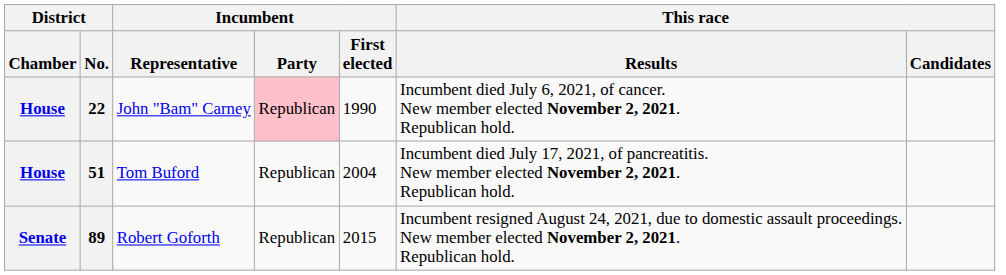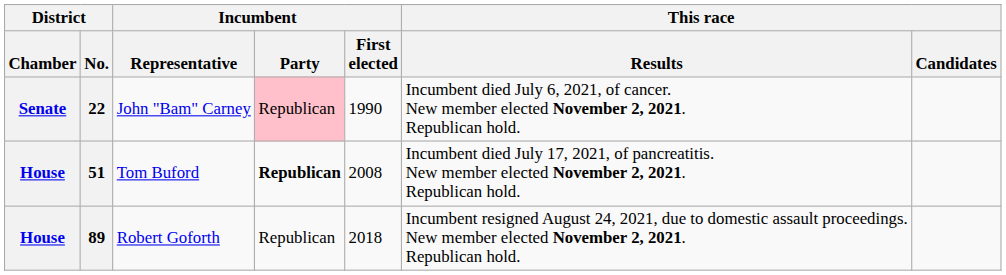(42, 108) House -> (42, 108) Senate
(297, 173) normal -> (300, 173) bold
(360, 173) 2004 -> (365, 173) 2008
(42, 237) Senate -> (42, 237) House
(360, 237) 2015 -> (365, 237) 2018
